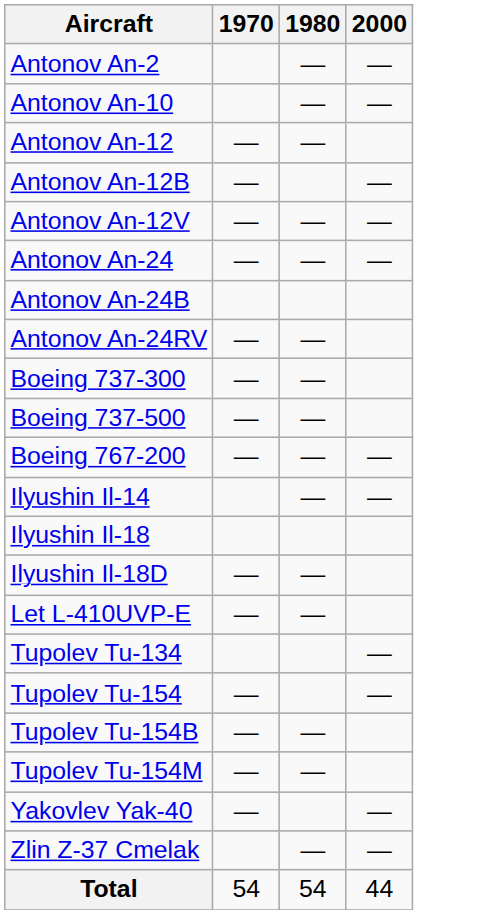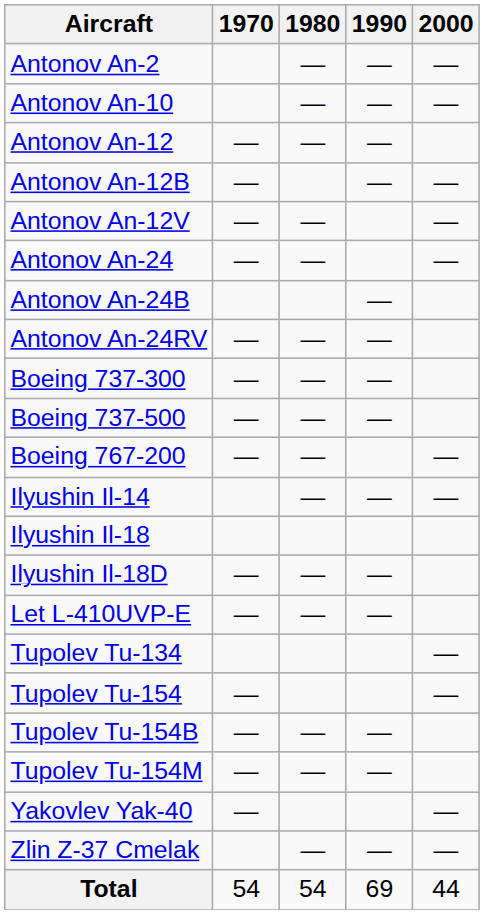+ column: (379, 24)
